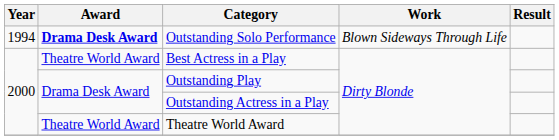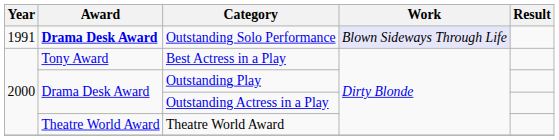(21, 37) 1994 -> (21, 37) 1991
(424, 37) no background -> (424, 37) lavender background
(101, 59) Theatre World Award -> (75, 59) Tony Award
